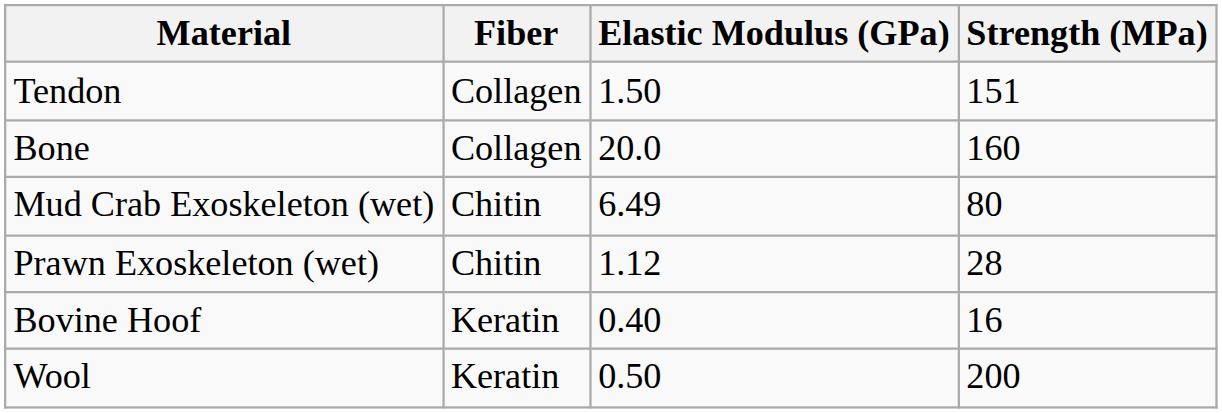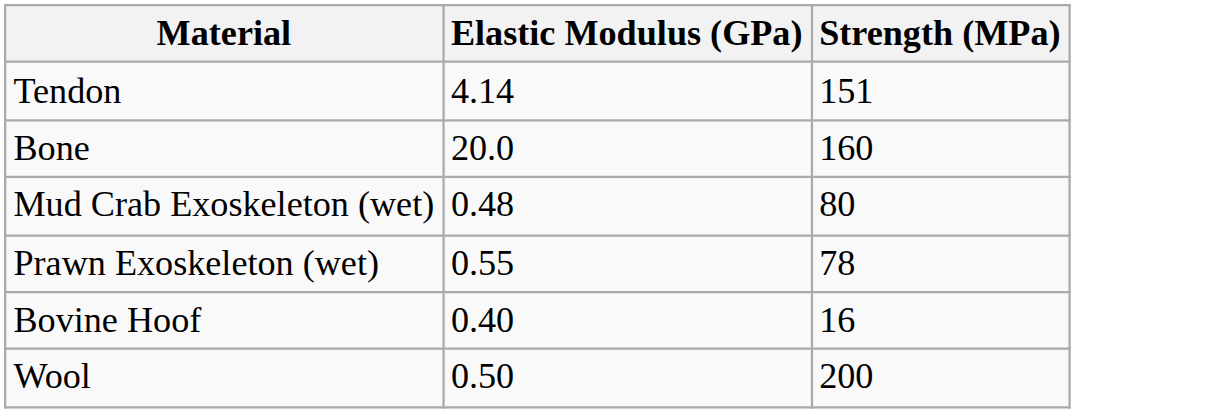- column: (516, 33)
(630, 90) 1.50 -> (483, 90) 4.14
(630, 205) 6.49 -> (483, 205) 0.48
(630, 262) 1.12 -> (483, 262) 0.55
(984, 262) 28 -> (837, 262) 78
